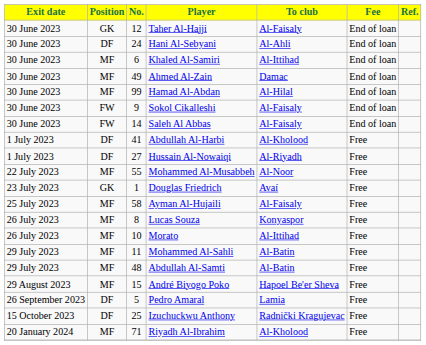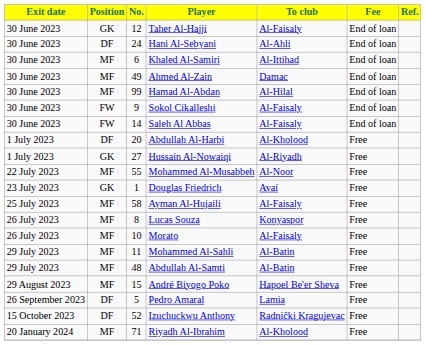(136, 140) 41 -> (136, 140) 20
(107, 156) DF -> (107, 156) GK
(279, 236) Al-Ittihad -> (281, 236) Al-Faisaly
(136, 316) 25 -> (136, 316) 52
